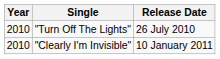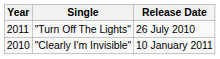(18, 29) 2010 -> (18, 29) 2011
